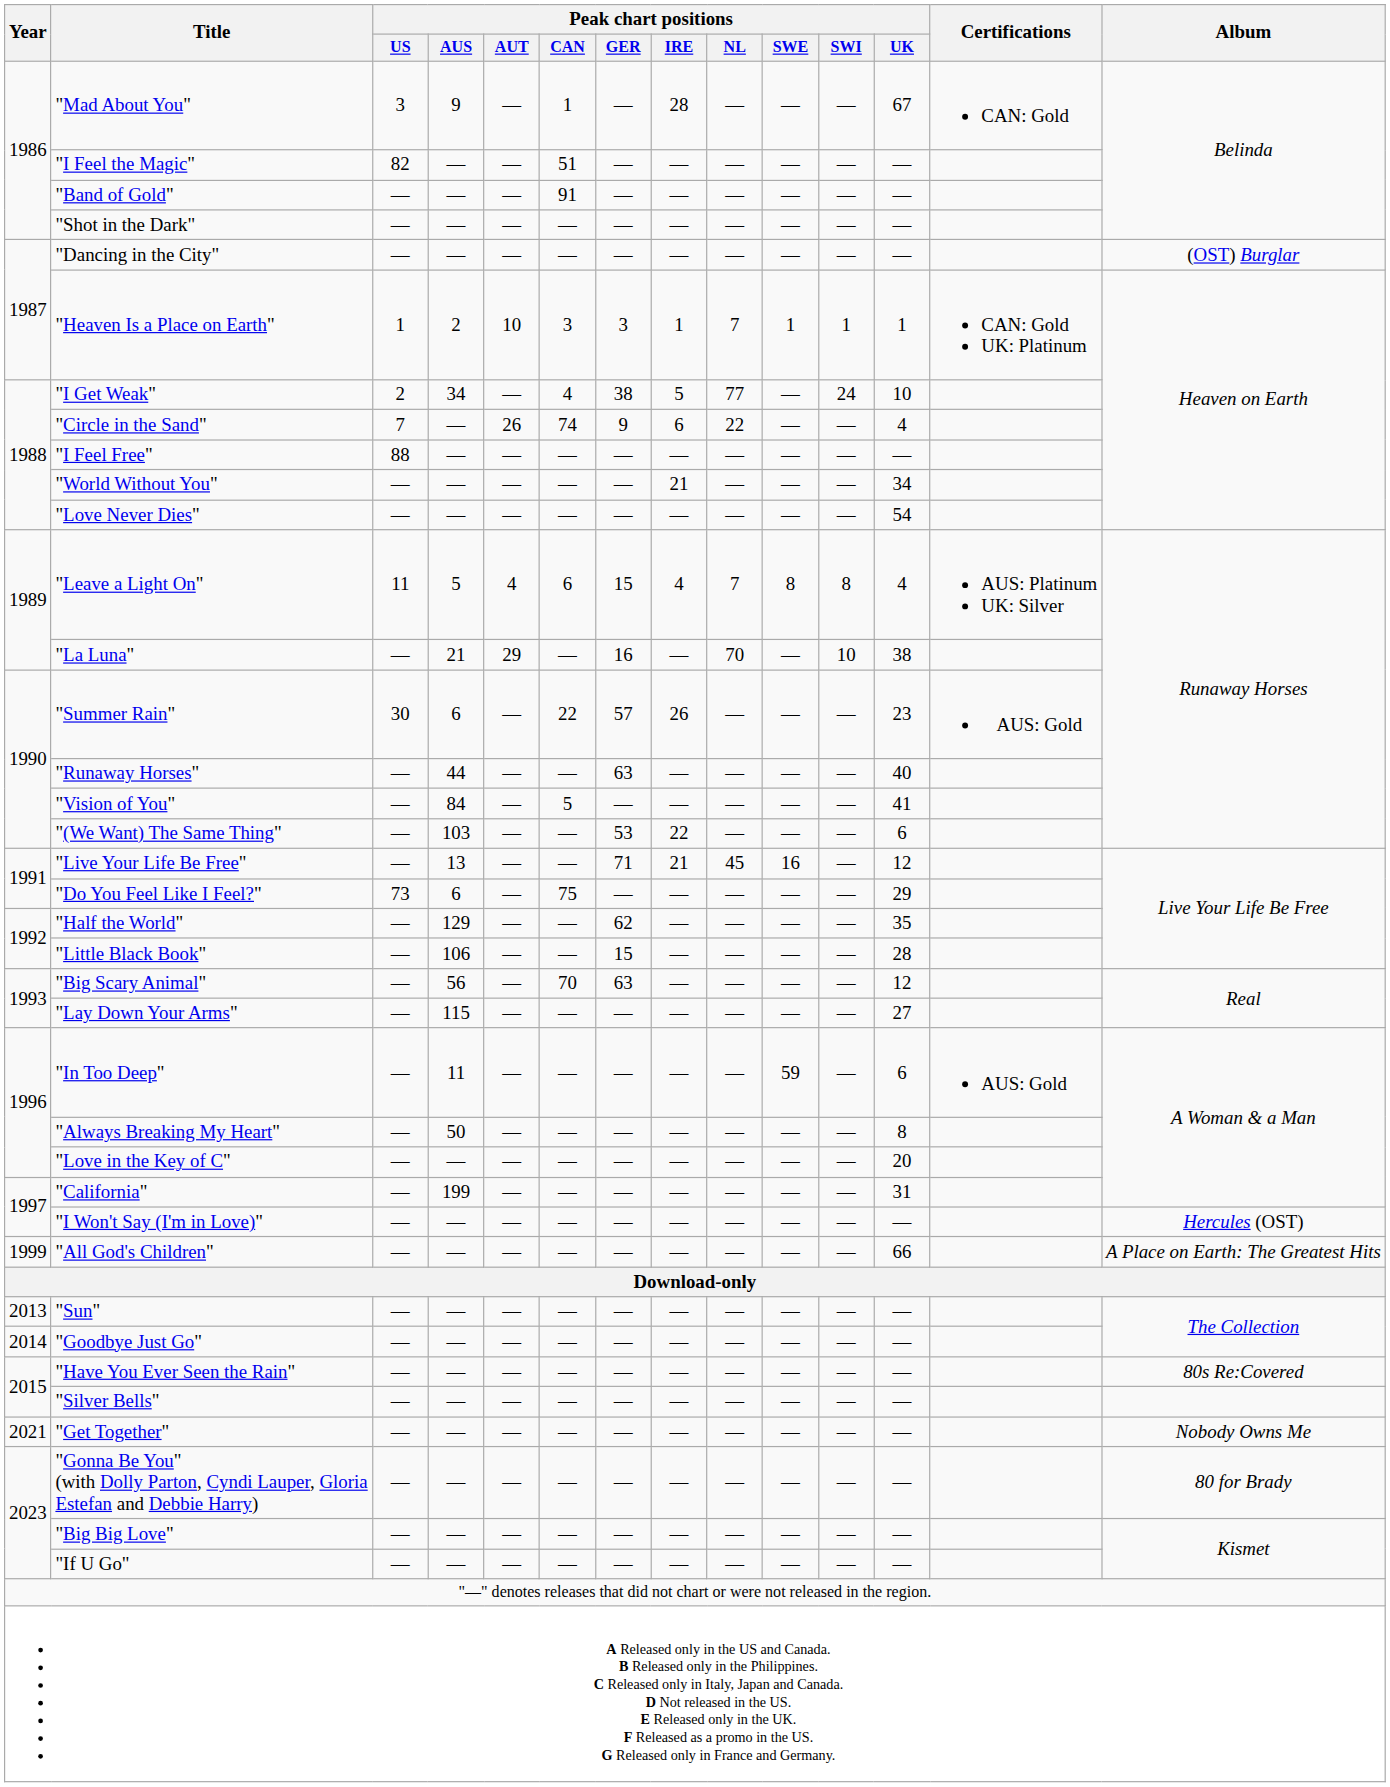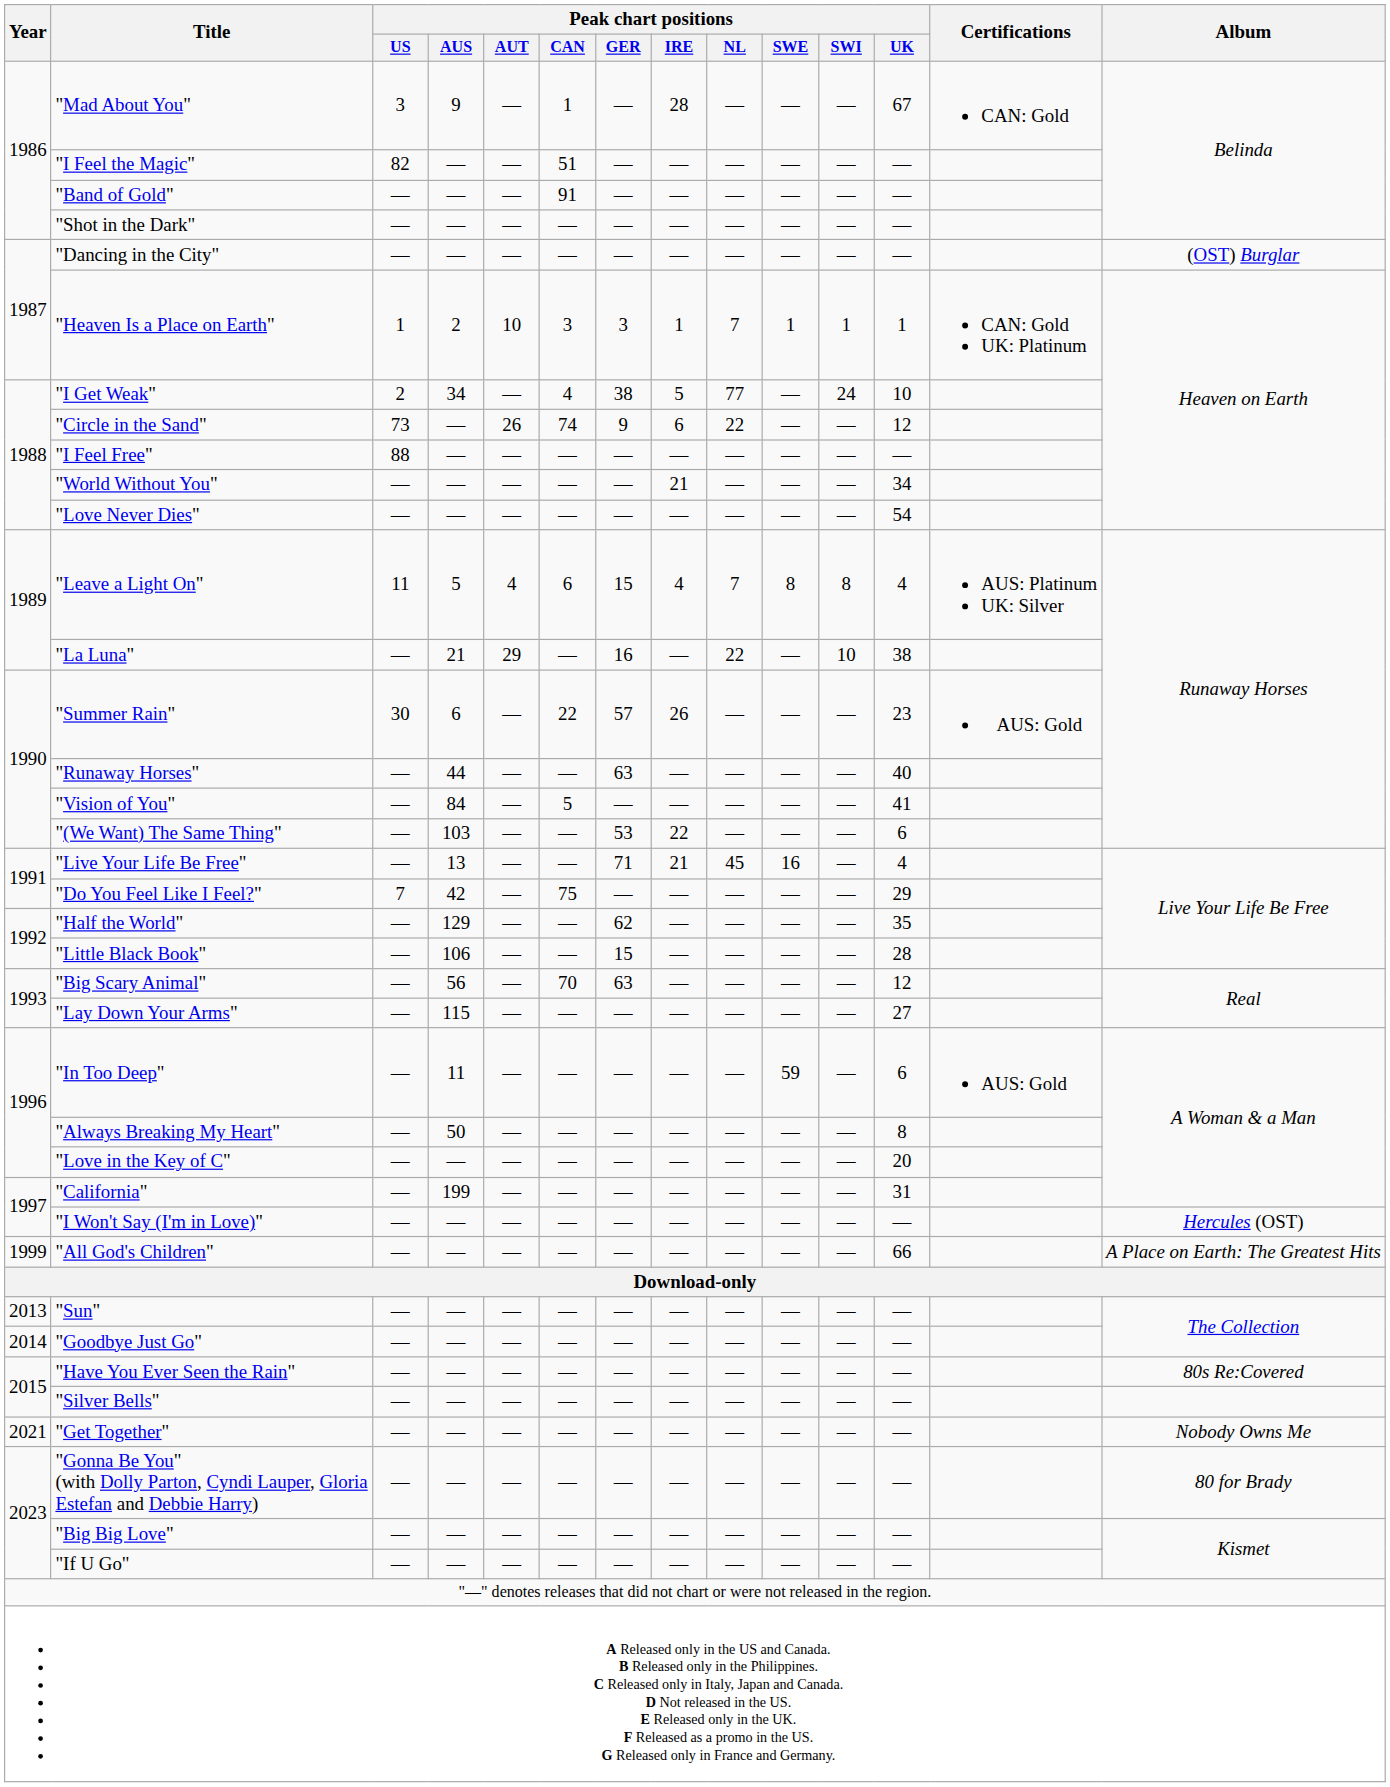(400, 424) 7 -> (400, 424) 73
(902, 424) 4 -> (902, 424) 12
(735, 654) 70 -> (735, 654) 22
(902, 863) 12 -> (902, 863) 4
(400, 893) 73 -> (400, 893) 7
(456, 893) 6 -> (456, 893) 42
